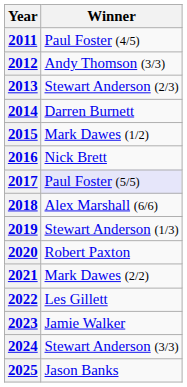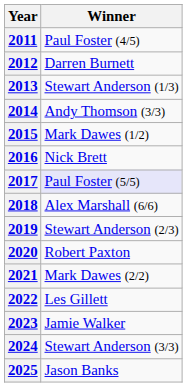(105, 63) Andy Thomson (3/3) -> (89, 63) Darren Burnett
(112, 87) Stewart Anderson (2/3) -> (112, 87) Stewart Anderson (1/3)
(89, 110) Darren Burnett -> (105, 110) Andy Thomson (3/3)
(112, 228) Stewart Anderson (1/3) -> (112, 228) Stewart Anderson (2/3)
